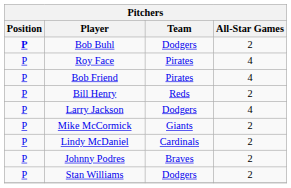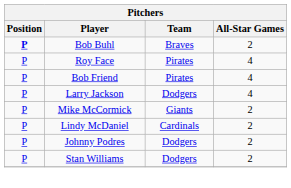(179, 45) Dodgers -> (179, 45) Braves
- row: (95, 93)
(179, 158) Braves -> (179, 142) Dodgers
